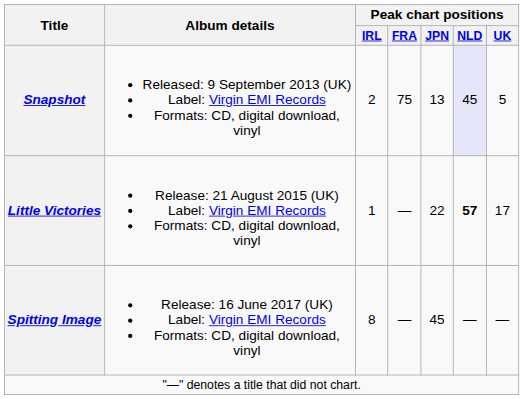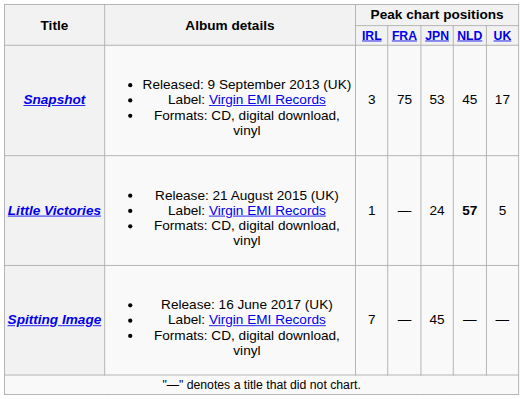(372, 100) 2 -> (372, 100) 3
(437, 100) 13 -> (437, 100) 53
(470, 100) lavender background -> (470, 100) no background
(502, 100) 5 -> (502, 100) 17
(437, 210) 22 -> (437, 210) 24
(502, 210) 17 -> (502, 210) 5
(372, 320) 8 -> (372, 320) 7
